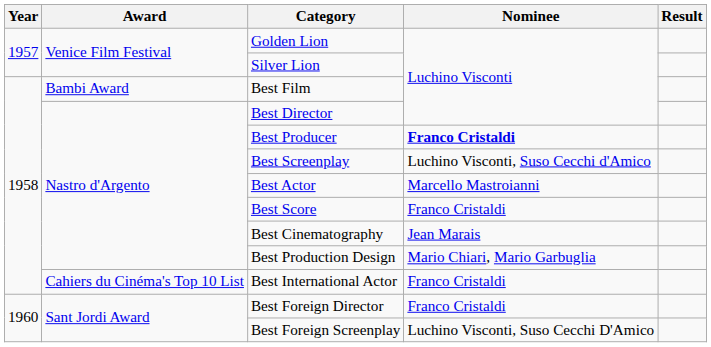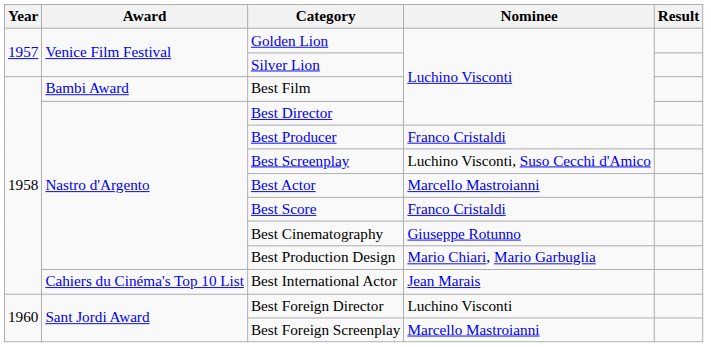(461, 137) bold -> (457, 137) normal
(444, 233) Jean Marais -> (464, 233) Giuseppe Rotunno
(457, 281) Franco Cristaldi -> (444, 281) Jean Marais
(457, 305) Franco Cristaldi -> (460, 305) Luchino Visconti
(531, 329) Luchino Visconti, Suso Cecchi D'Amico -> (473, 329) Marcello Mastroianni
